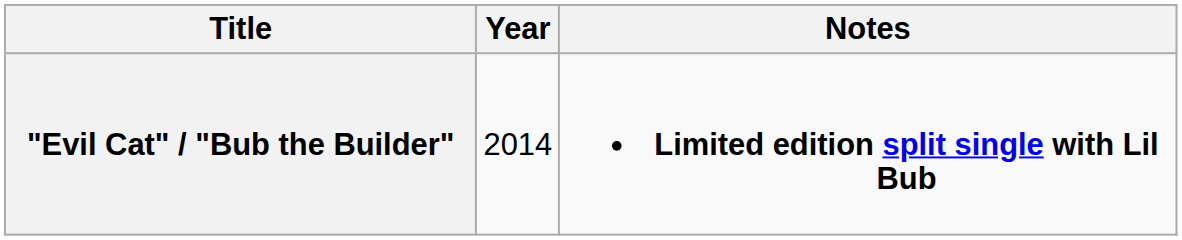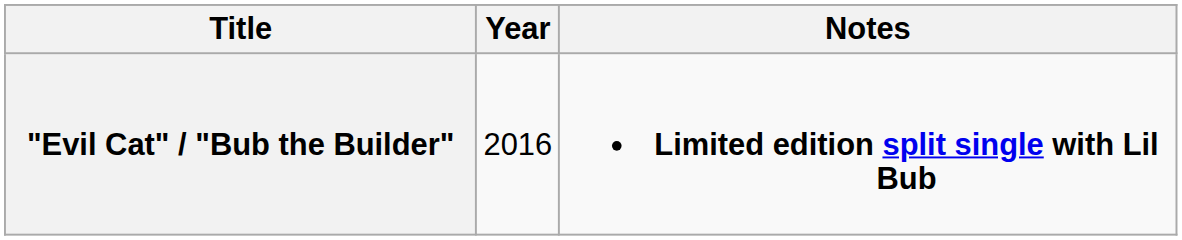(518, 143) 2014 -> (518, 143) 2016
